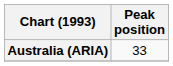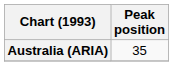(140, 50) 33 -> (140, 50) 35
